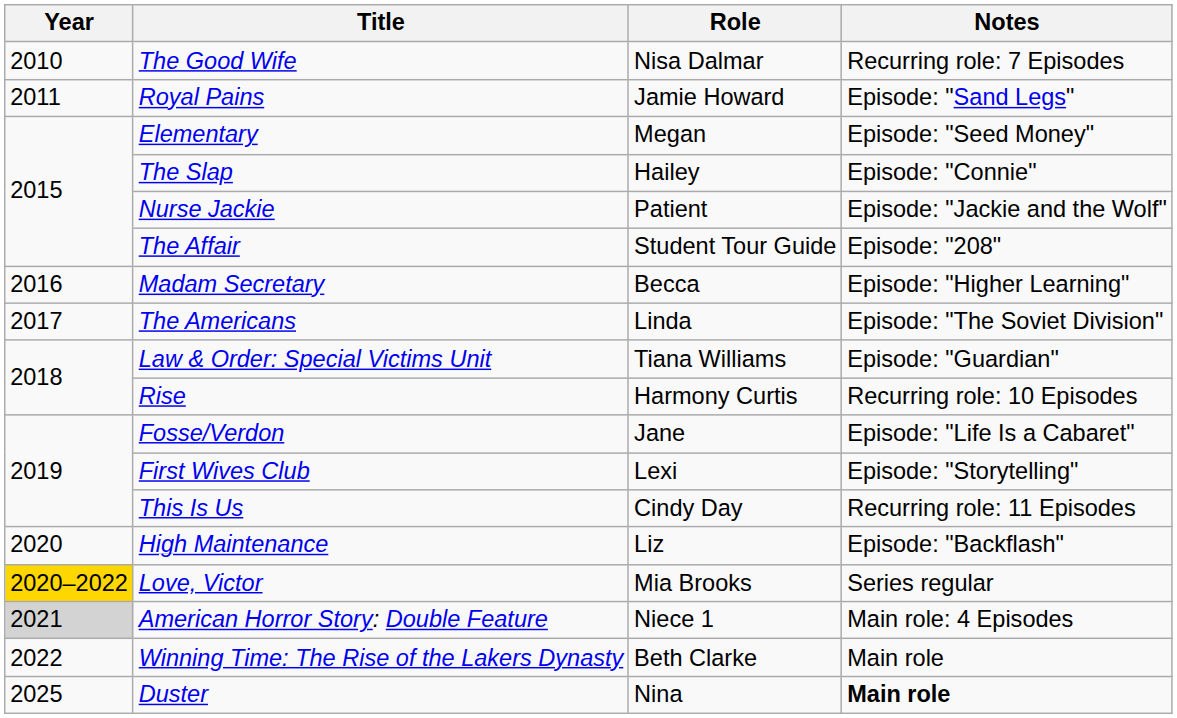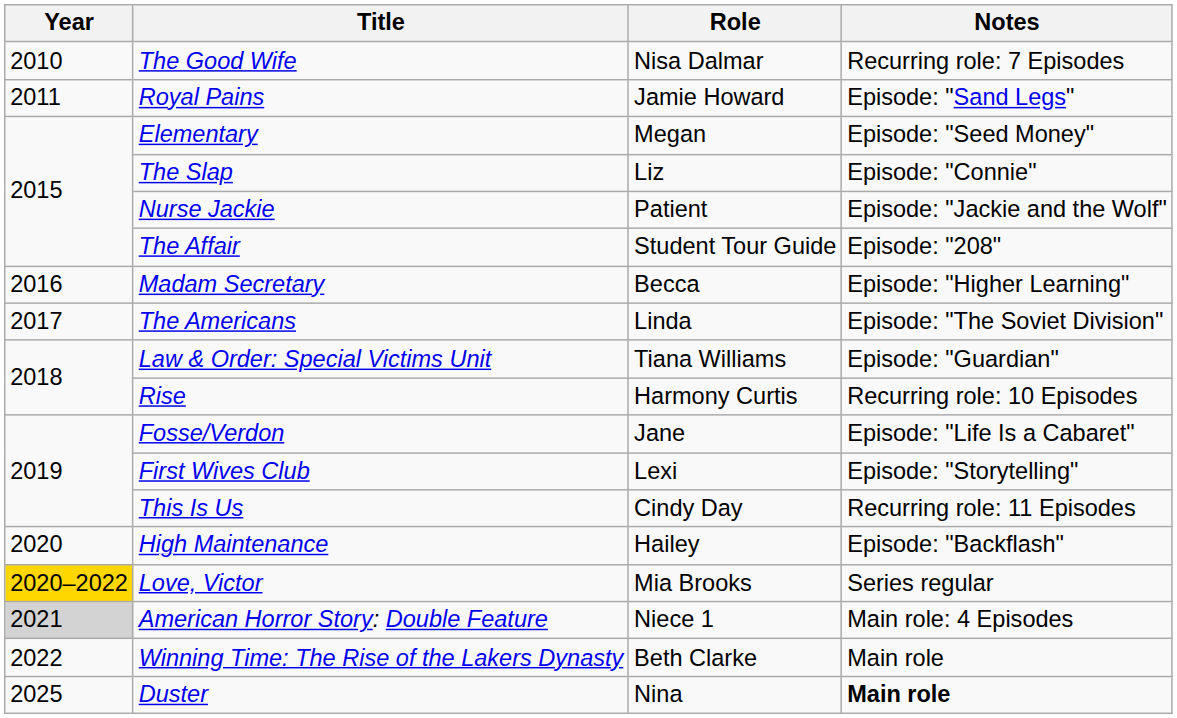(667, 172) Hailey -> (649, 172) Liz
(649, 545) Liz -> (667, 545) Hailey
